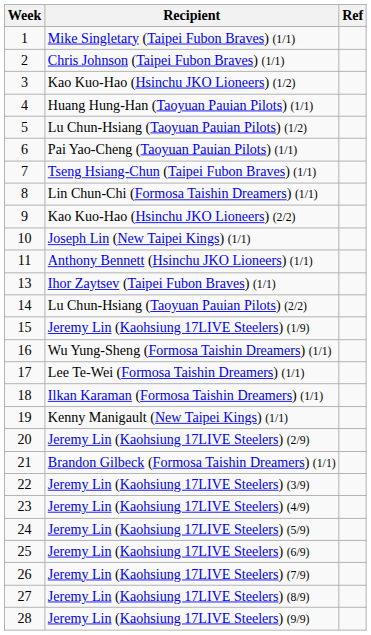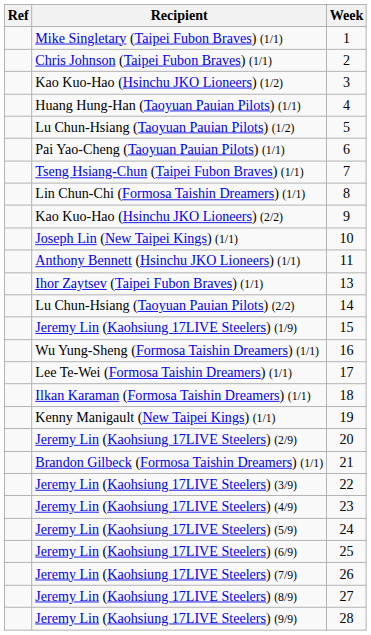columns swapped: (25, 15) <-> (353, 15)
